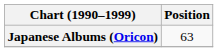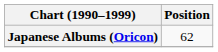(187, 36) 63 -> (187, 36) 62
